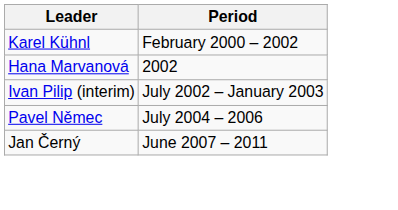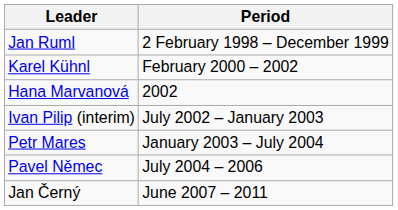+ row: (42, 42)
+ row: (47, 142)
